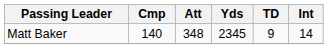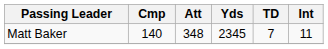(271, 33) 9 -> (271, 33) 7
(306, 33) 14 -> (306, 33) 11
